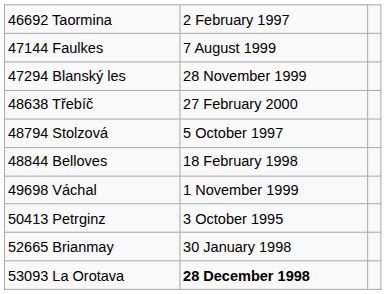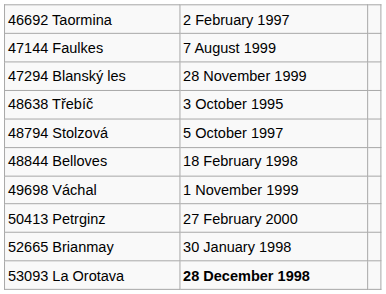(240, 105) 27 February 2000 -> (233, 105) 3 October 1995
(233, 218) 3 October 1995 -> (240, 218) 27 February 2000
